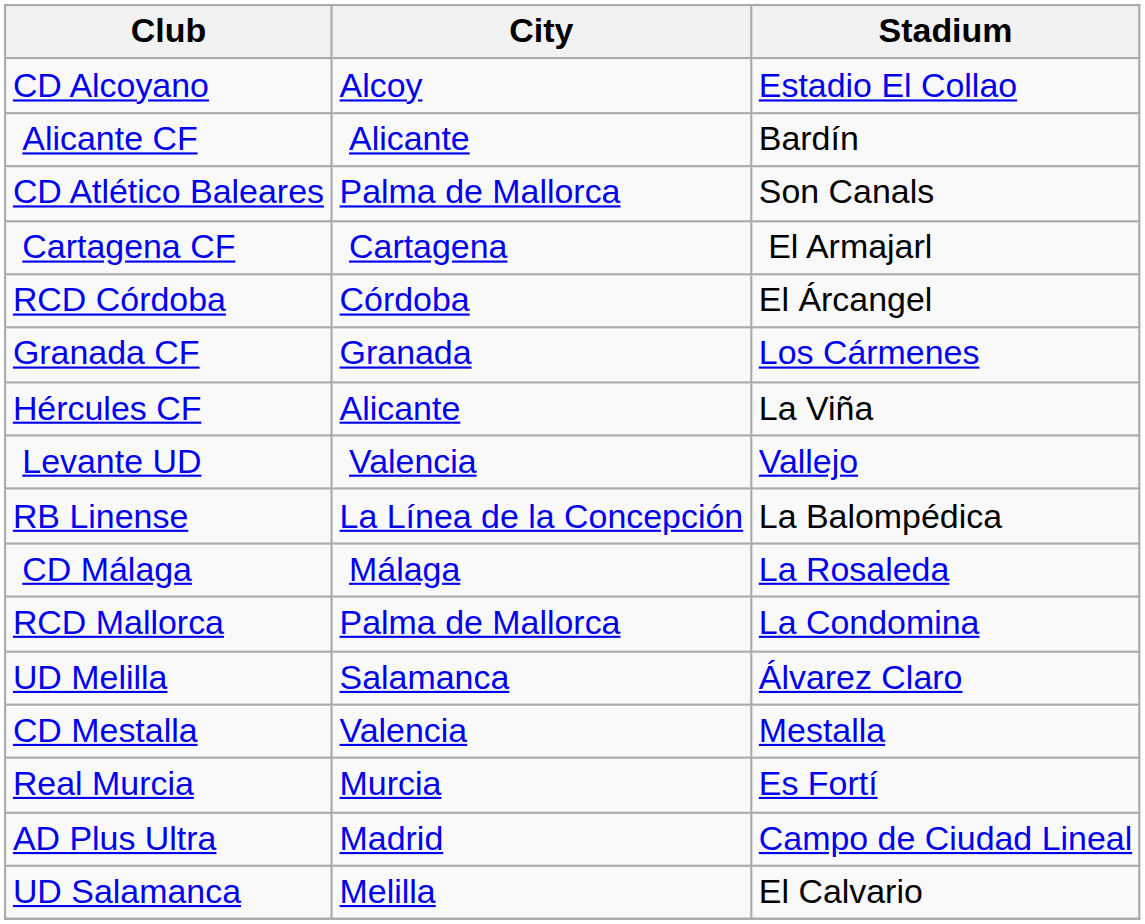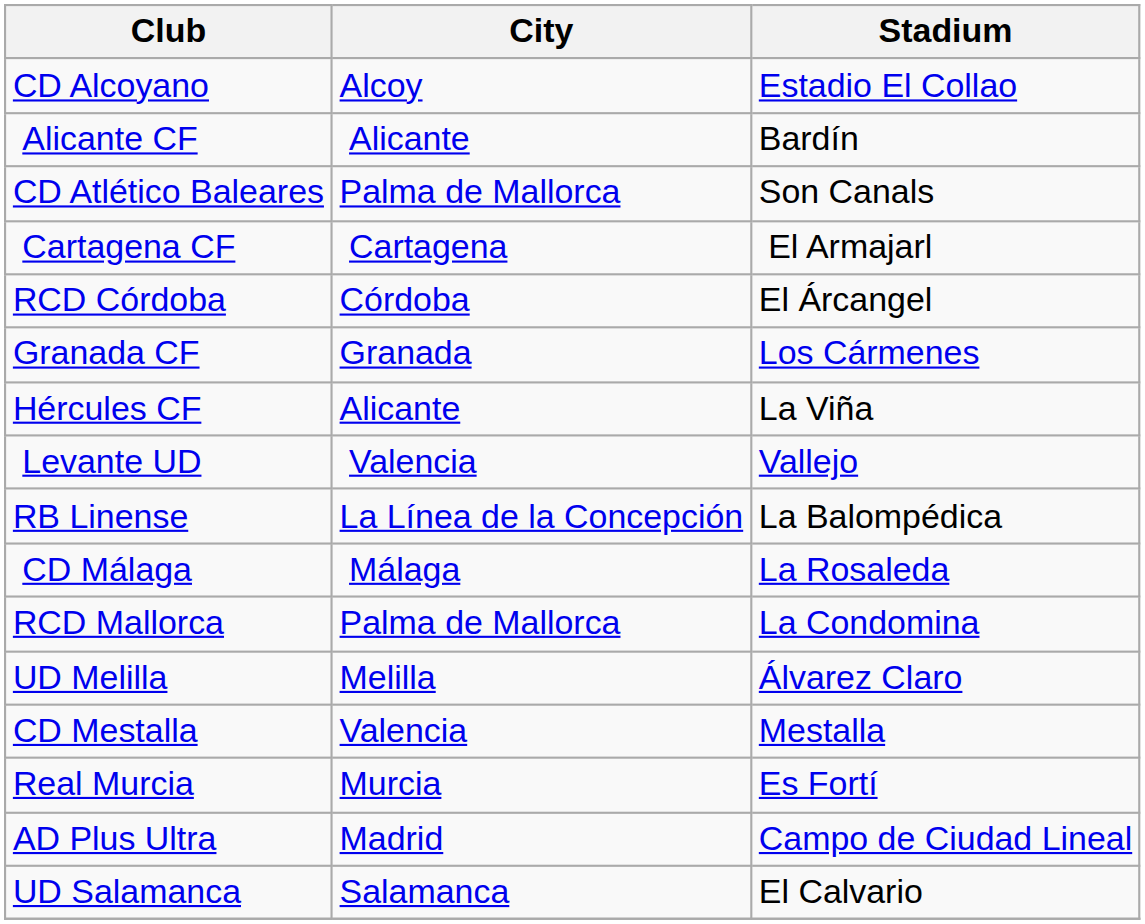(424, 676) Salamanca -> (388, 676) Melilla
(388, 892) Melilla -> (424, 892) Salamanca
